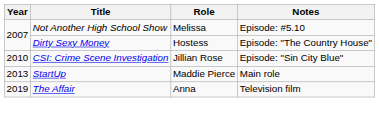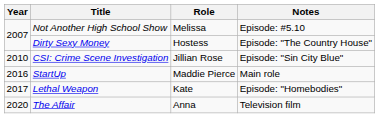(17, 74) 2013 -> (17, 74) 2016
+ row: (66, 89)
(17, 89) 2019 -> (17, 105) 2020
